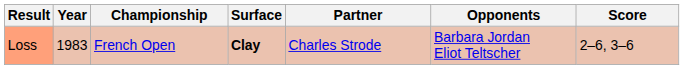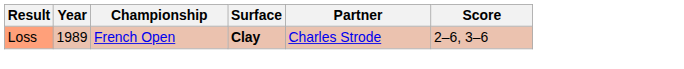- column: (504, 15)
(72, 45) 1983 -> (72, 37) 1989
